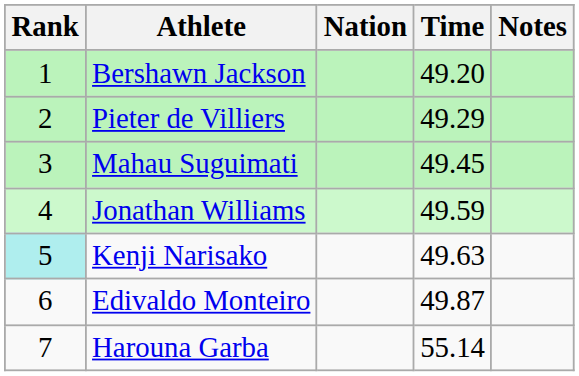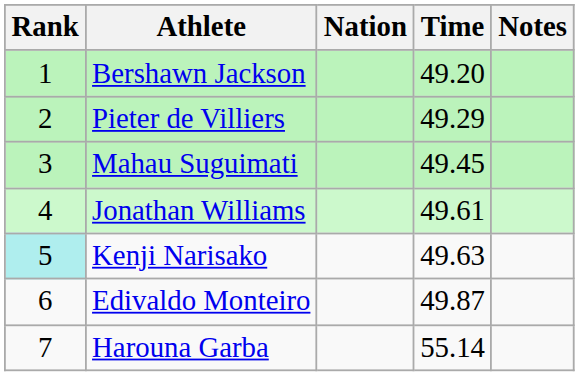(453, 210) 49.59 -> (453, 210) 49.61
